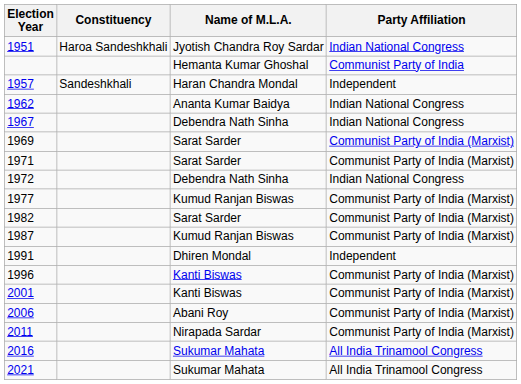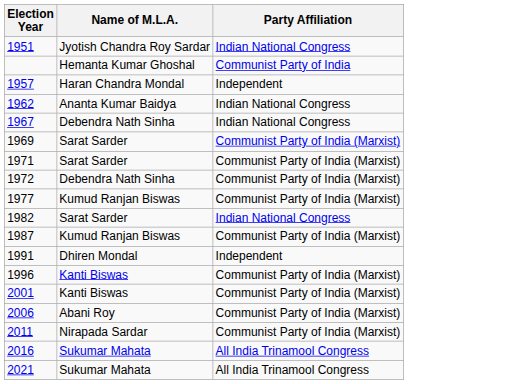- column: (113, 20)
(397, 179) Indian National Congress -> (308, 179) Communist Party of India (Marxist)
(422, 217) Communist Party of India (Marxist) -> (283, 217) Indian National Congress
